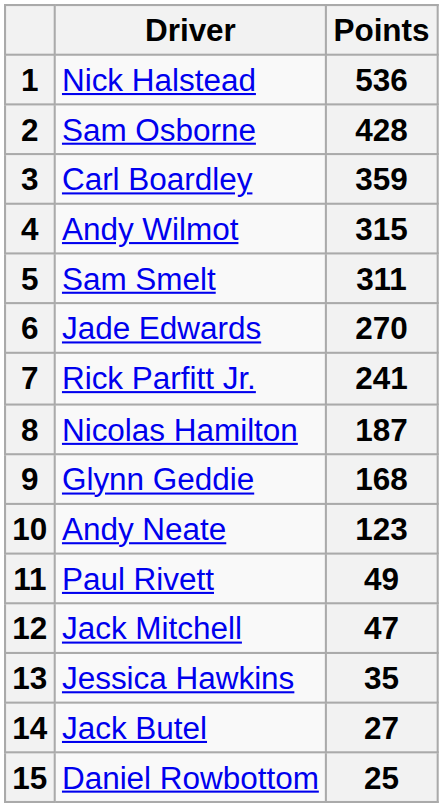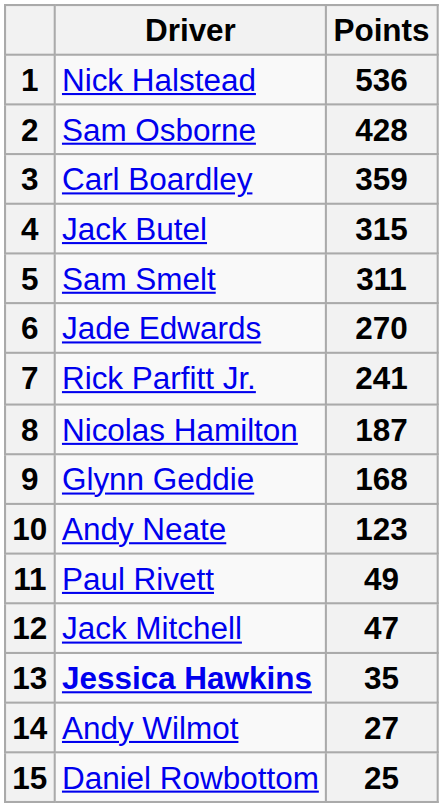(150, 229) Andy Wilmot -> (134, 229) Jack Butel
(178, 678) normal -> (187, 678) bold
(134, 727) Jack Butel -> (150, 727) Andy Wilmot
